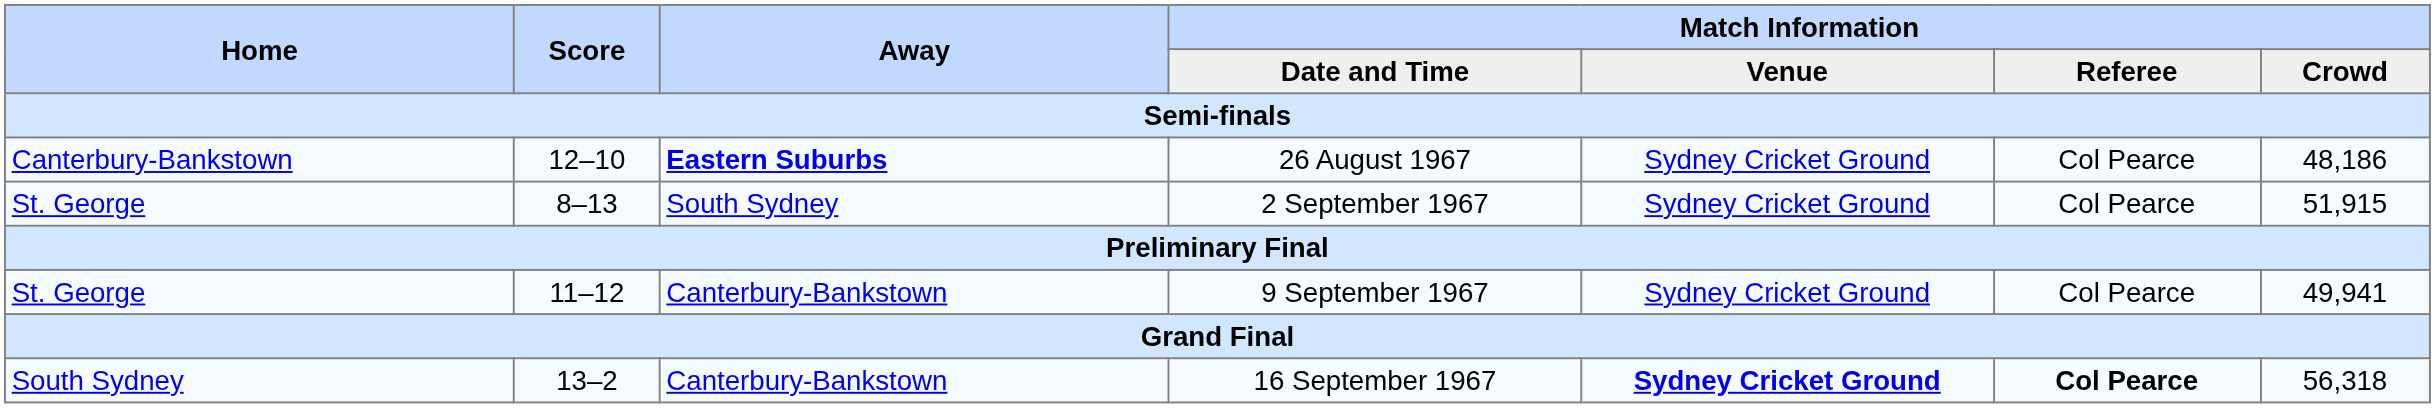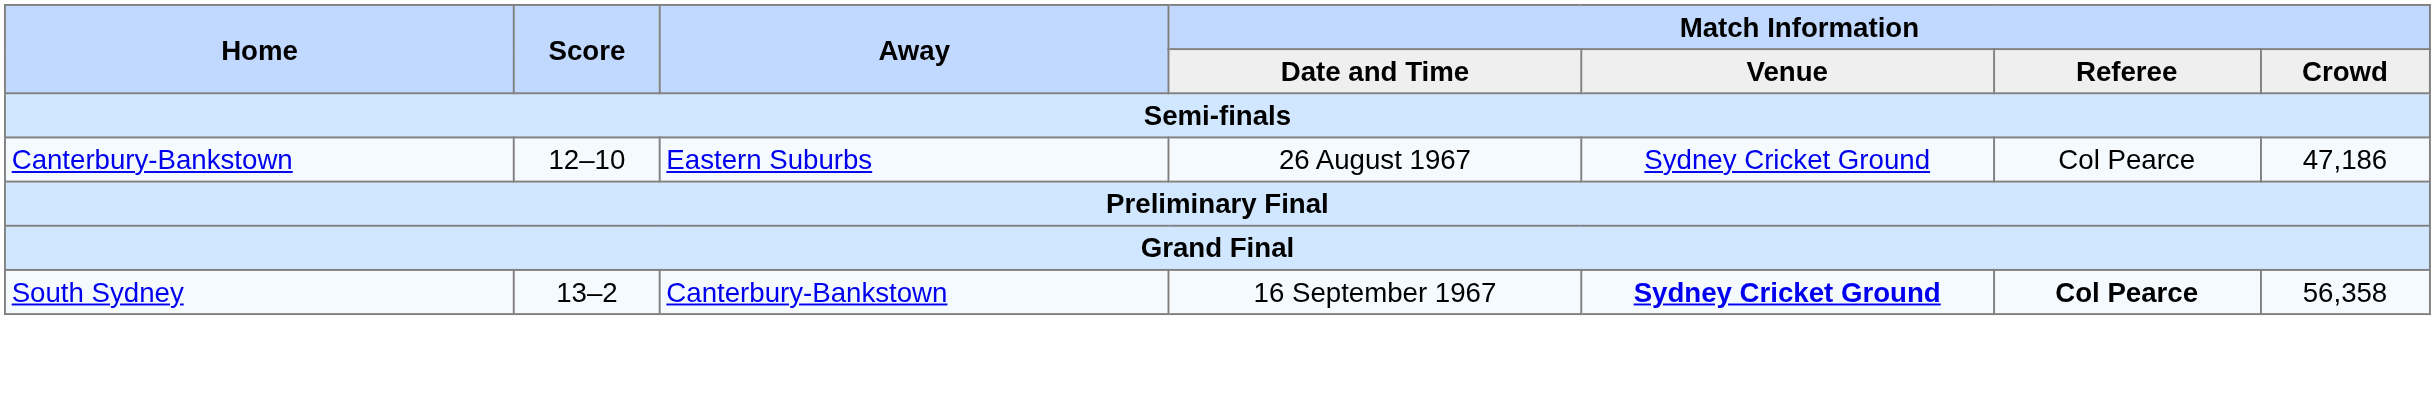(777, 160) bold -> (769, 160) normal
(2345, 160) 48,186 -> (2345, 160) 47,186
- row: (1375, 204)
- row: (1375, 292)
(2345, 380) 56,318 -> (2345, 292) 56,358
